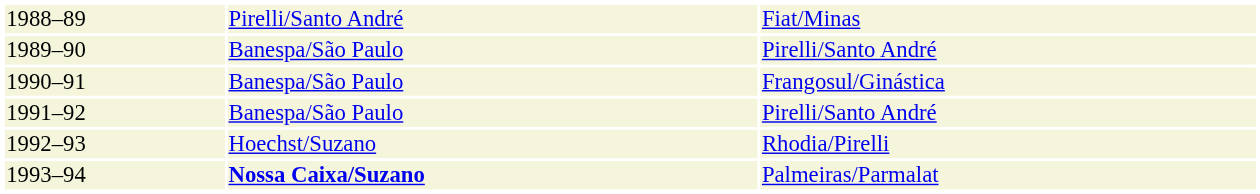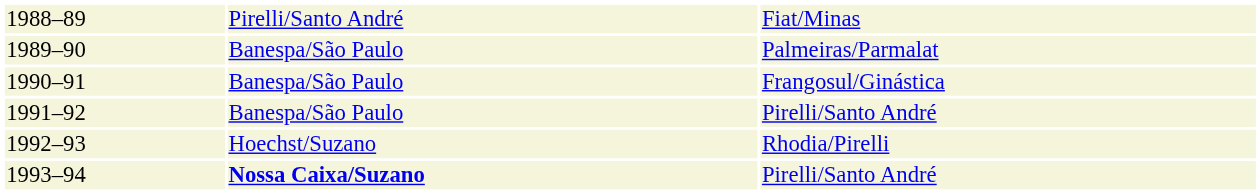(849, 50) Pirelli/Santo André -> (850, 50) Palmeiras/Parmalat
(850, 175) Palmeiras/Parmalat -> (849, 175) Pirelli/Santo André
